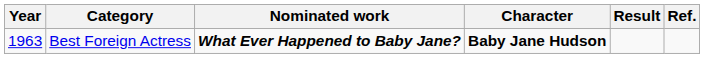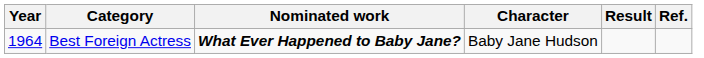(25, 41) 1963 -> (25, 41) 1964
(537, 41) bold -> (533, 41) normal
